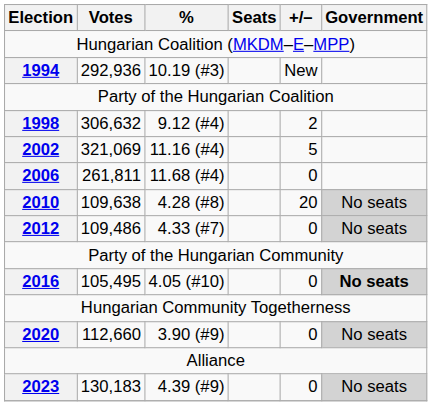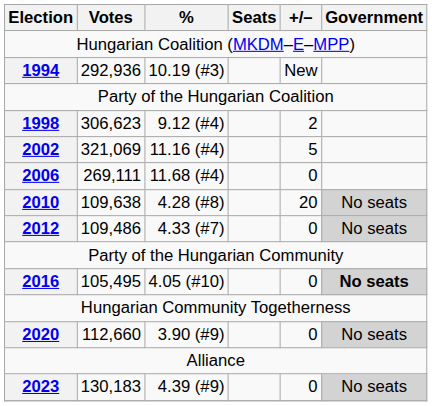(111, 123) 306,632 -> (111, 123) 306,623
(111, 176) 261,811 -> (112, 176) 269,111
